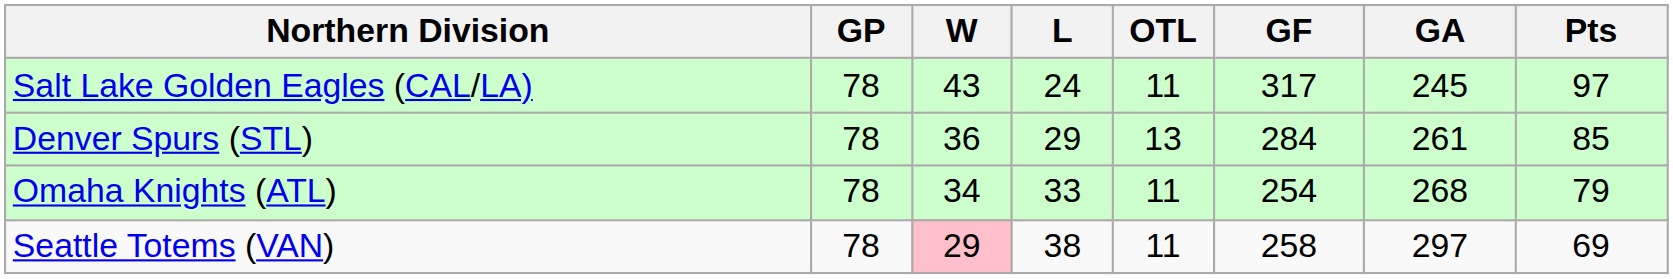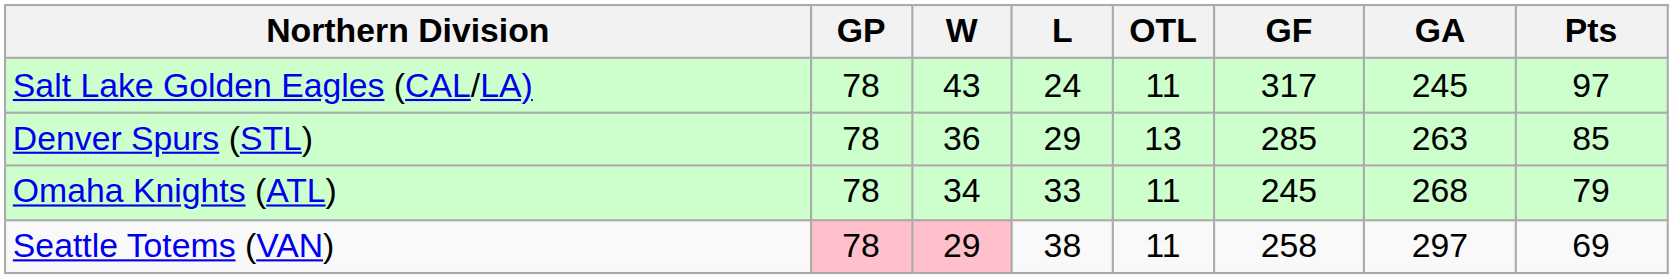(1289, 138) 284 -> (1289, 138) 285
(1440, 138) 261 -> (1440, 138) 263
(1289, 191) 254 -> (1289, 191) 245
(861, 245) no background -> (861, 245) pink background
